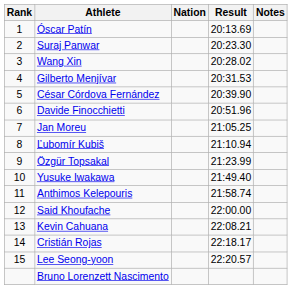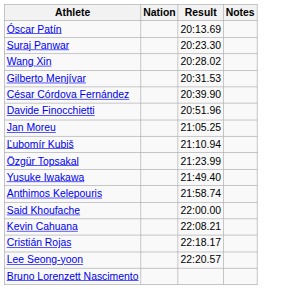- column: (19, 12)
